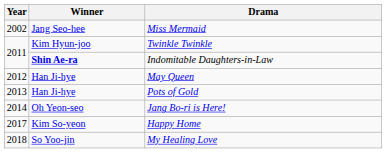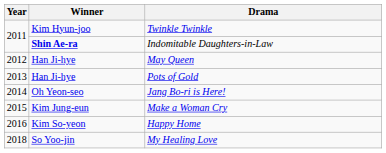- row: (176, 28)
+ row: (187, 108)
(17, 124) 2017 -> (17, 124) 2016
